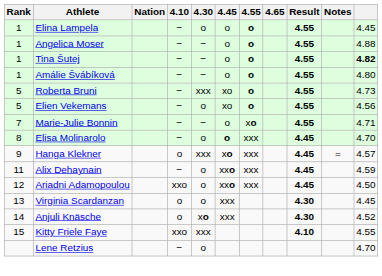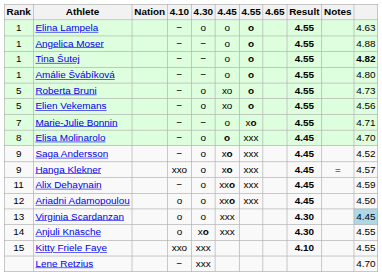(366, 28) 4.45 -> (366, 28) 4.63
(203, 91) xxx -> (203, 91) o
+ row: (72, 153)
(179, 153) o -> (179, 169) xxo
(203, 153) xxx -> (203, 169) o
(179, 185) xxo -> (179, 201) o
(366, 201) no background -> (366, 216) lightblue background
(366, 216) 4.52 -> (366, 232) 4.55
(203, 248) o -> (203, 264) xxx
